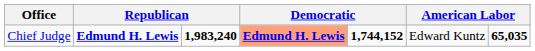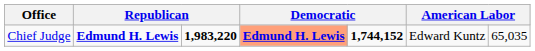(211, 35) 1,983,240 -> (211, 35) 1,983,220
(509, 35) bold -> (509, 35) normal
